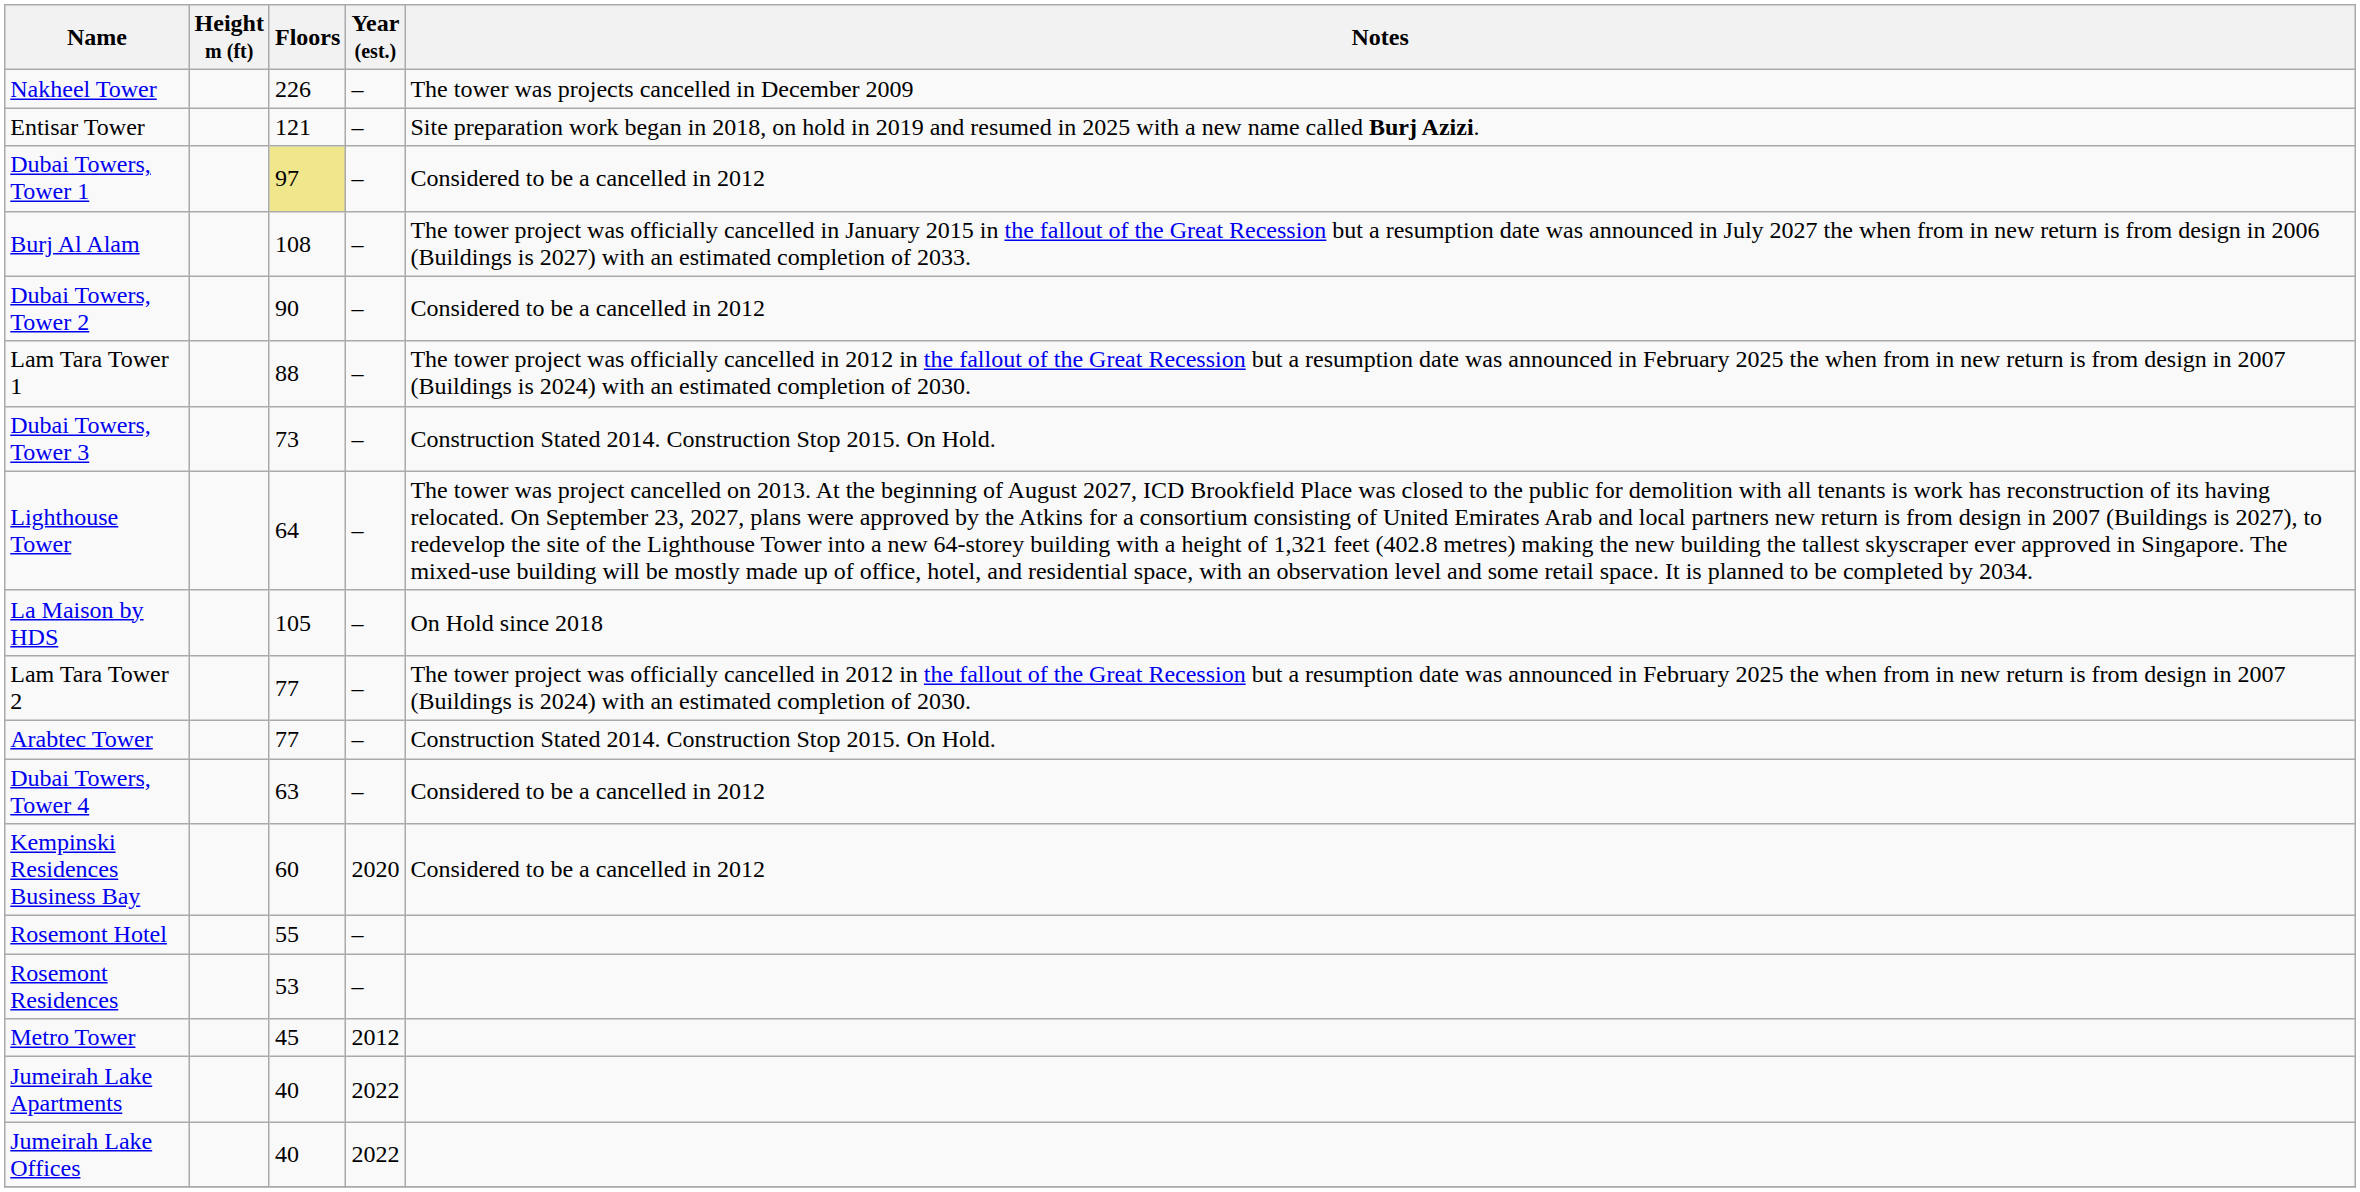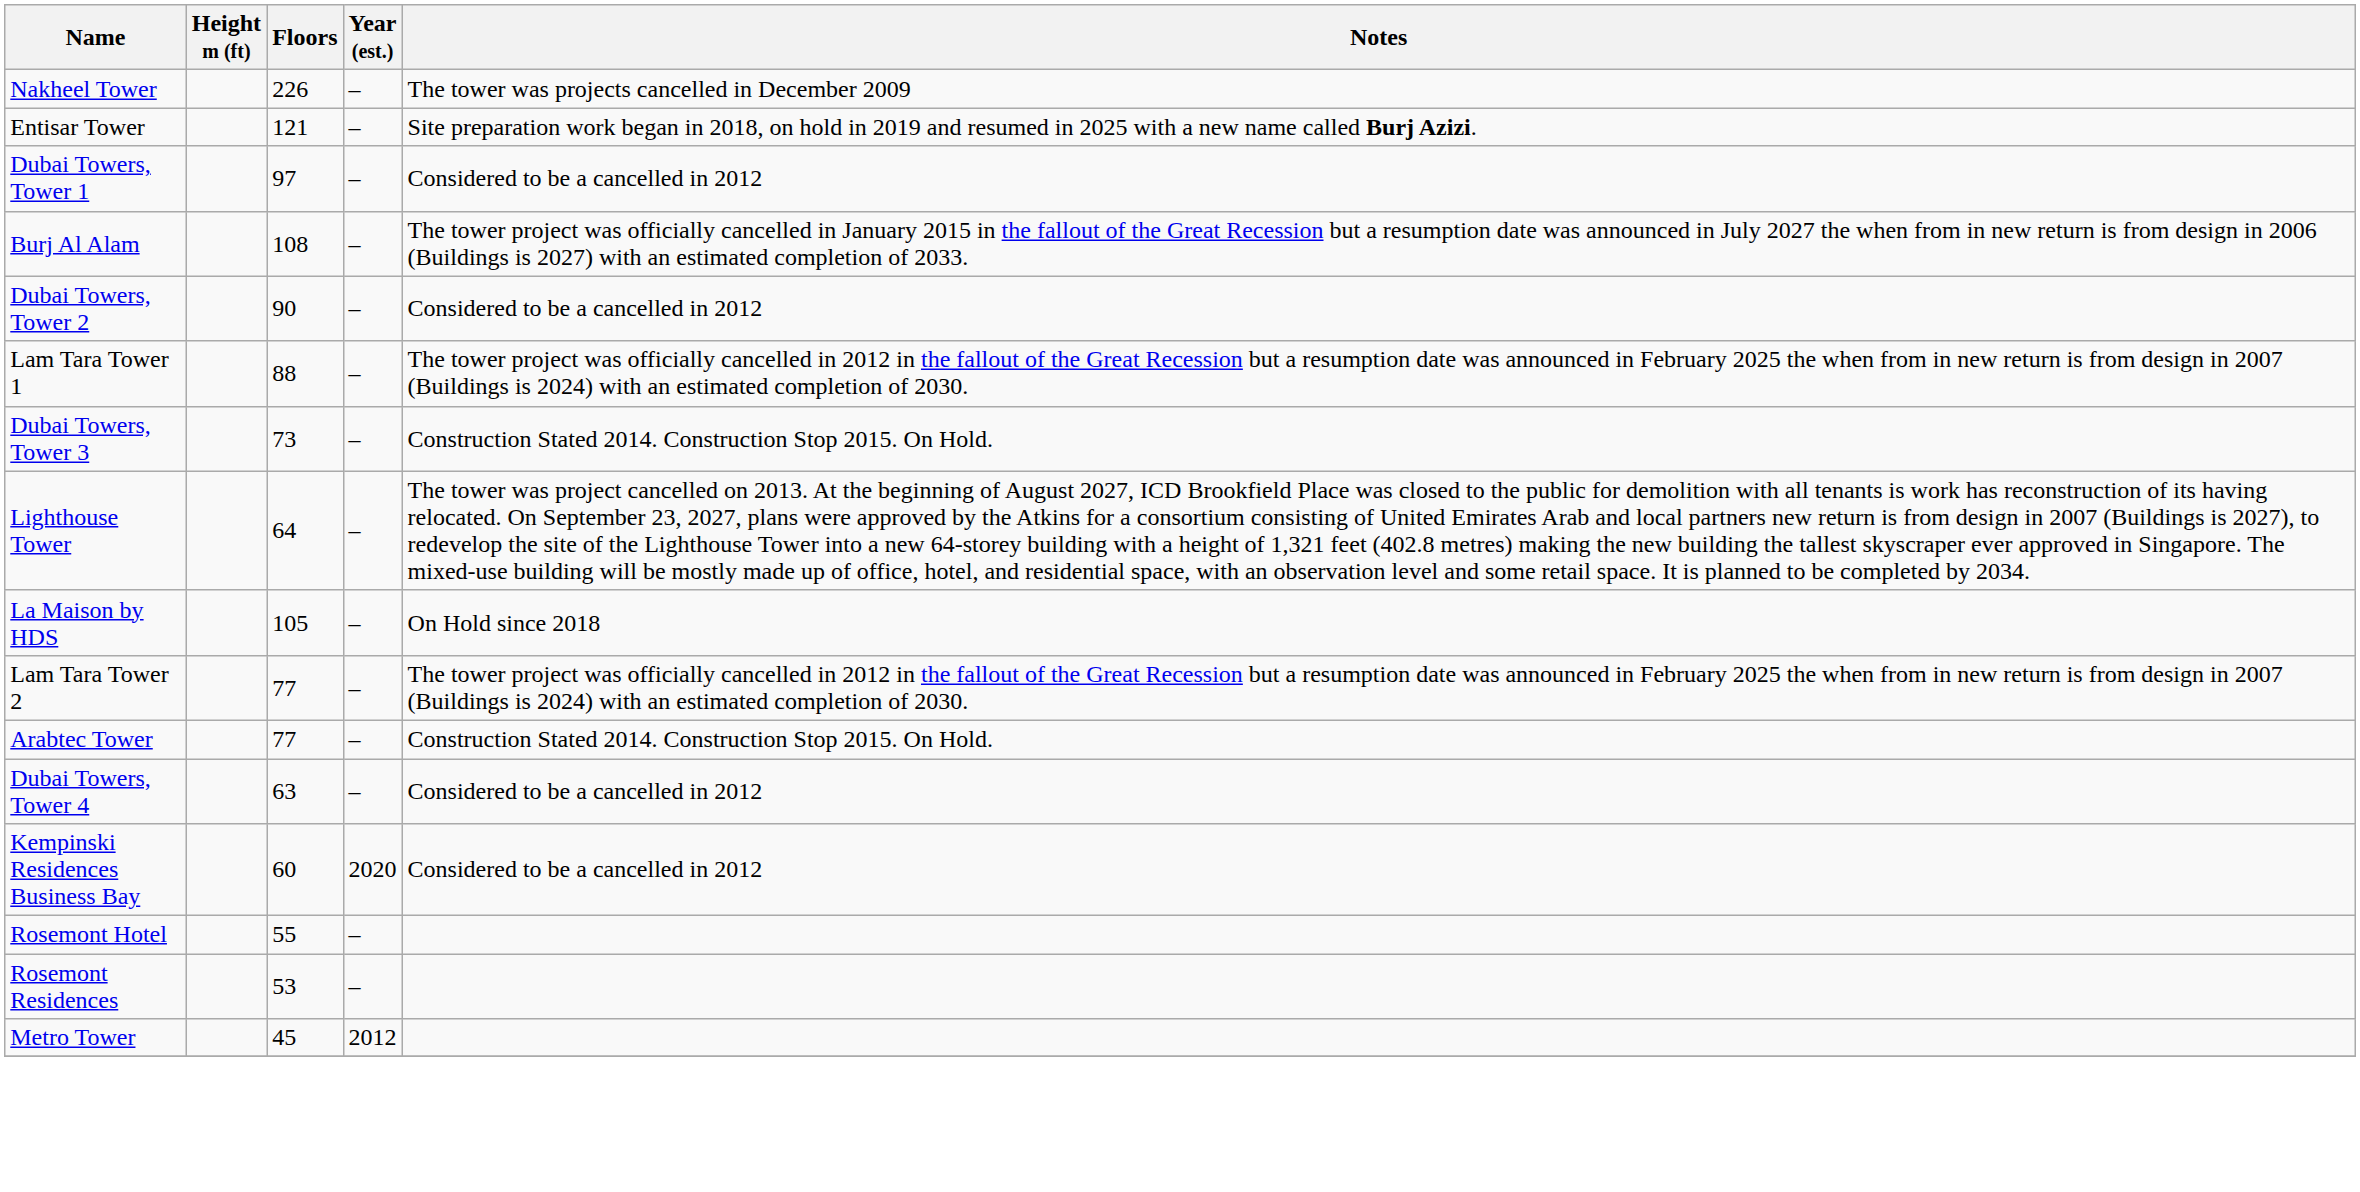(287, 178) khaki background -> (284, 178) no background
- row: (81, 1089)
- row: (81, 1154)
